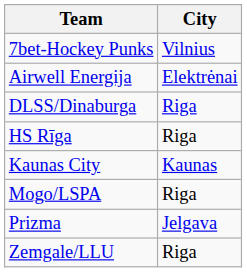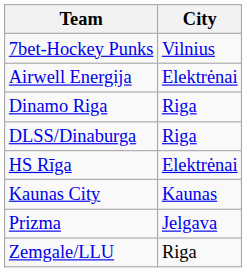+ row: (58, 106)
(179, 135) Riga -> (200, 164) Elektrėnai
- row: (55, 194)
